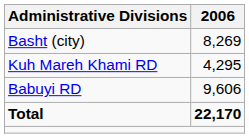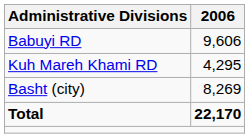rows swapped: (45, 89) <-> (46, 41)
